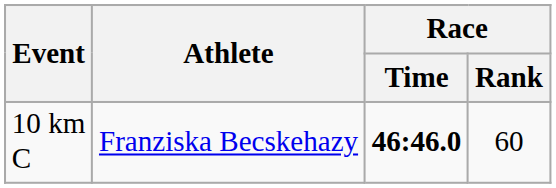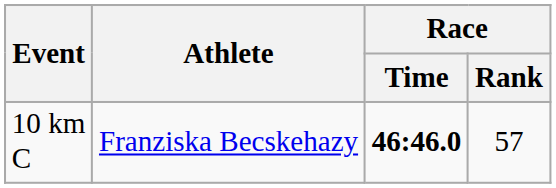(509, 141) 60 -> (509, 141) 57
